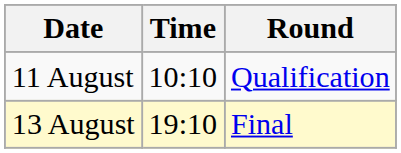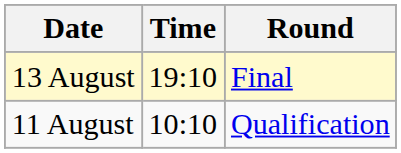rows swapped: (73, 76) <-> (73, 123)
